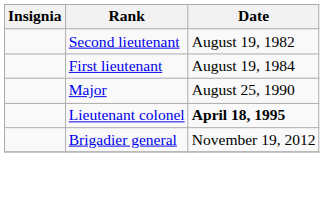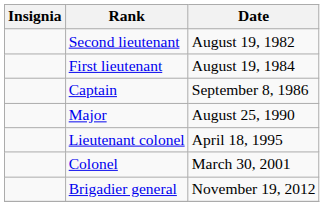+ row: (93, 90)
(239, 115) bold -> (237, 139) normal
+ row: (93, 164)
